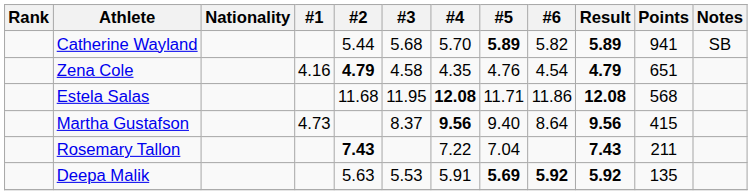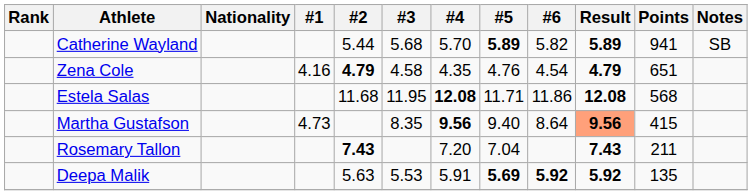(406, 123) 8.37 -> (406, 123) 8.35
(605, 123) no background -> (605, 123) lightsalmon background
(455, 149) 7.22 -> (455, 149) 7.20
